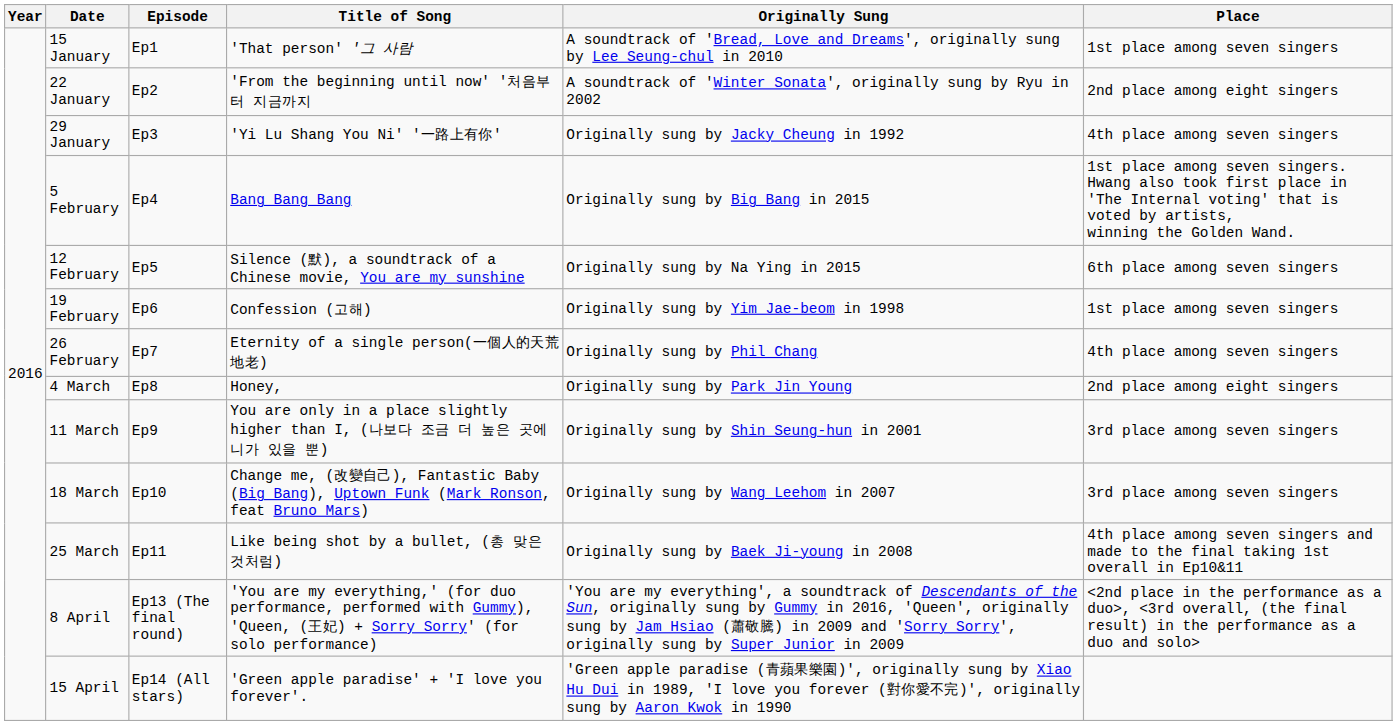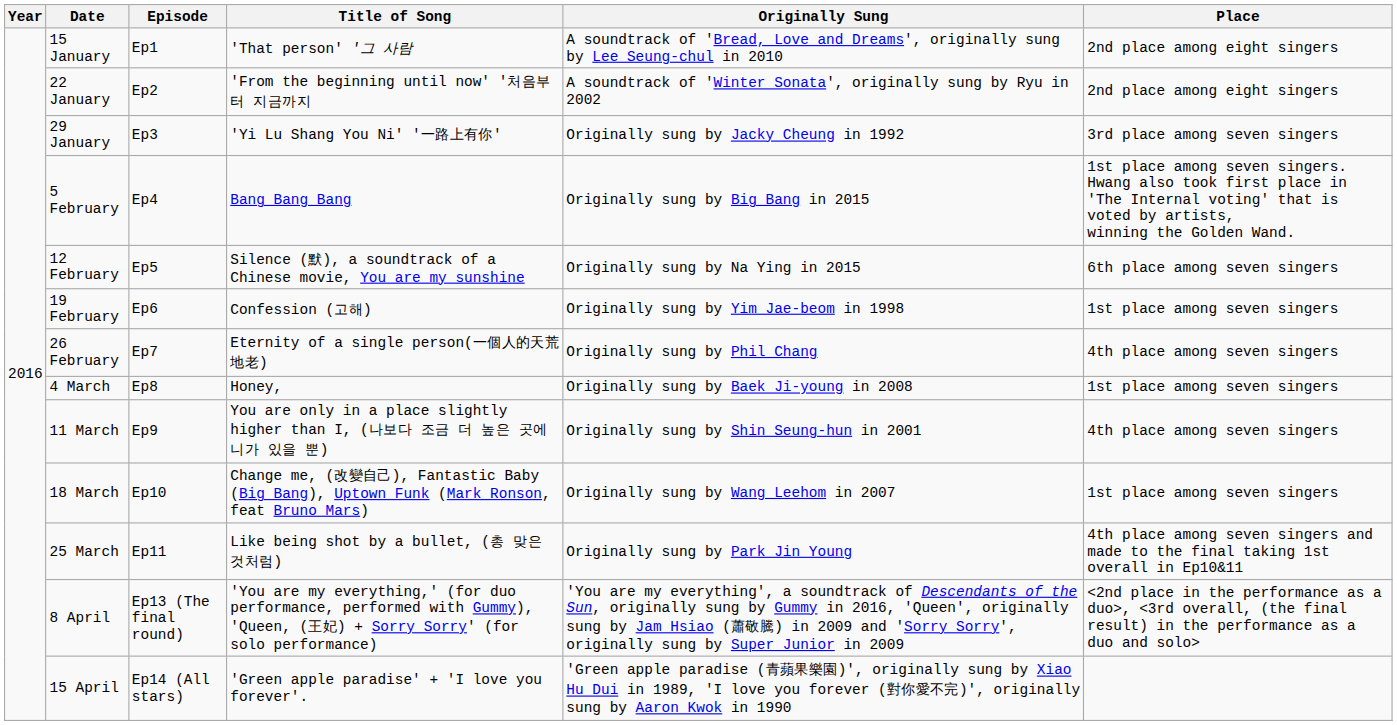(1213, 48) 1st place among seven singers -> (1213, 48) 2nd place among eight singers
(1213, 135) 4th place among seven singers -> (1213, 135) 3rd place among seven singers
(709, 388) Originally sung by Park Jin Young -> (740, 388) Originally sung by Baek Ji-young in 2008
(1213, 388) 2nd place among eight singers -> (1213, 388) 1st place among seven singers
(1213, 431) 3rd place among seven singers -> (1213, 431) 4th place among seven singers
(1213, 493) 3rd place among seven singers -> (1213, 493) 1st place among seven singers
(740, 551) Originally sung by Baek Ji-young in 2008 -> (709, 551) Originally sung by Park Jin Young
